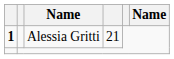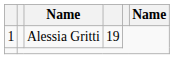(11, 36) bold -> (11, 36) normal
(113, 36) 21 -> (113, 36) 19
